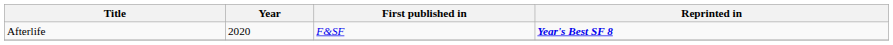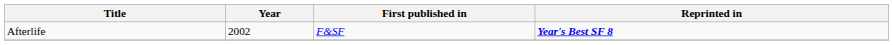(239, 31) 2020 -> (239, 31) 2002
